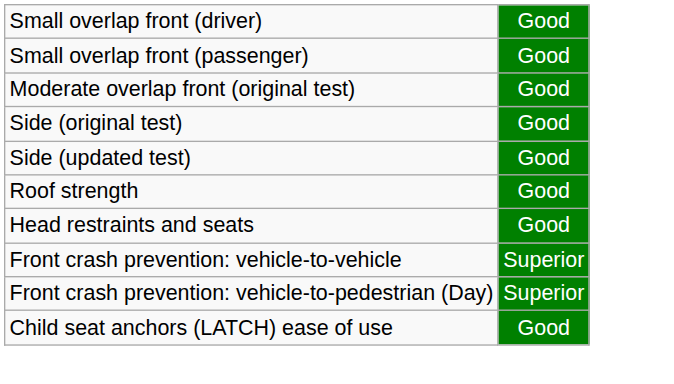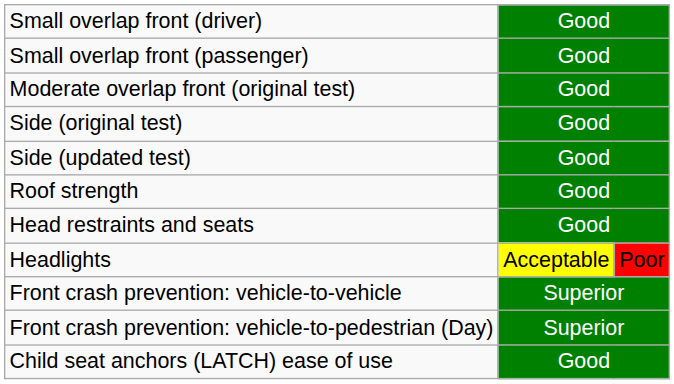+ row: (60, 259)
